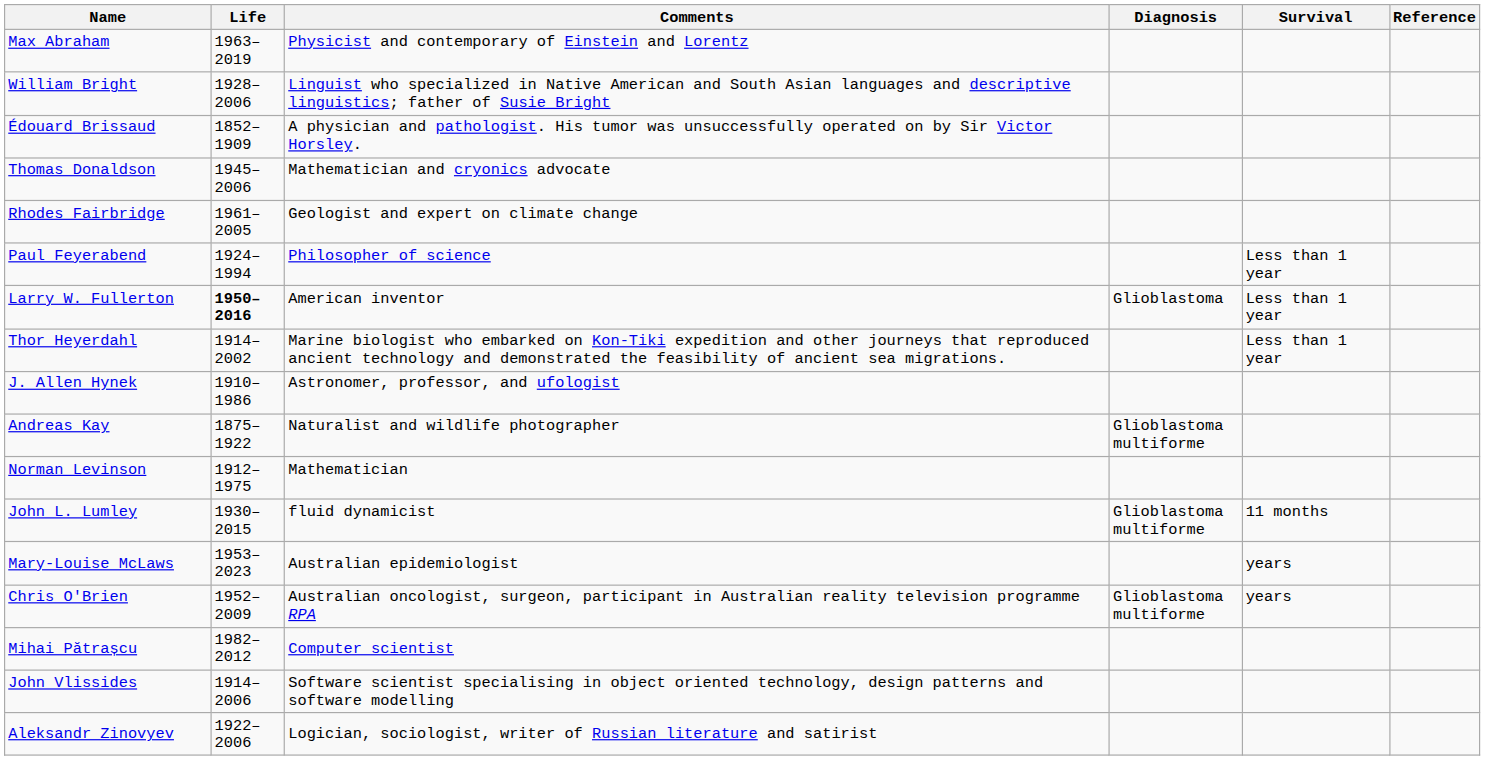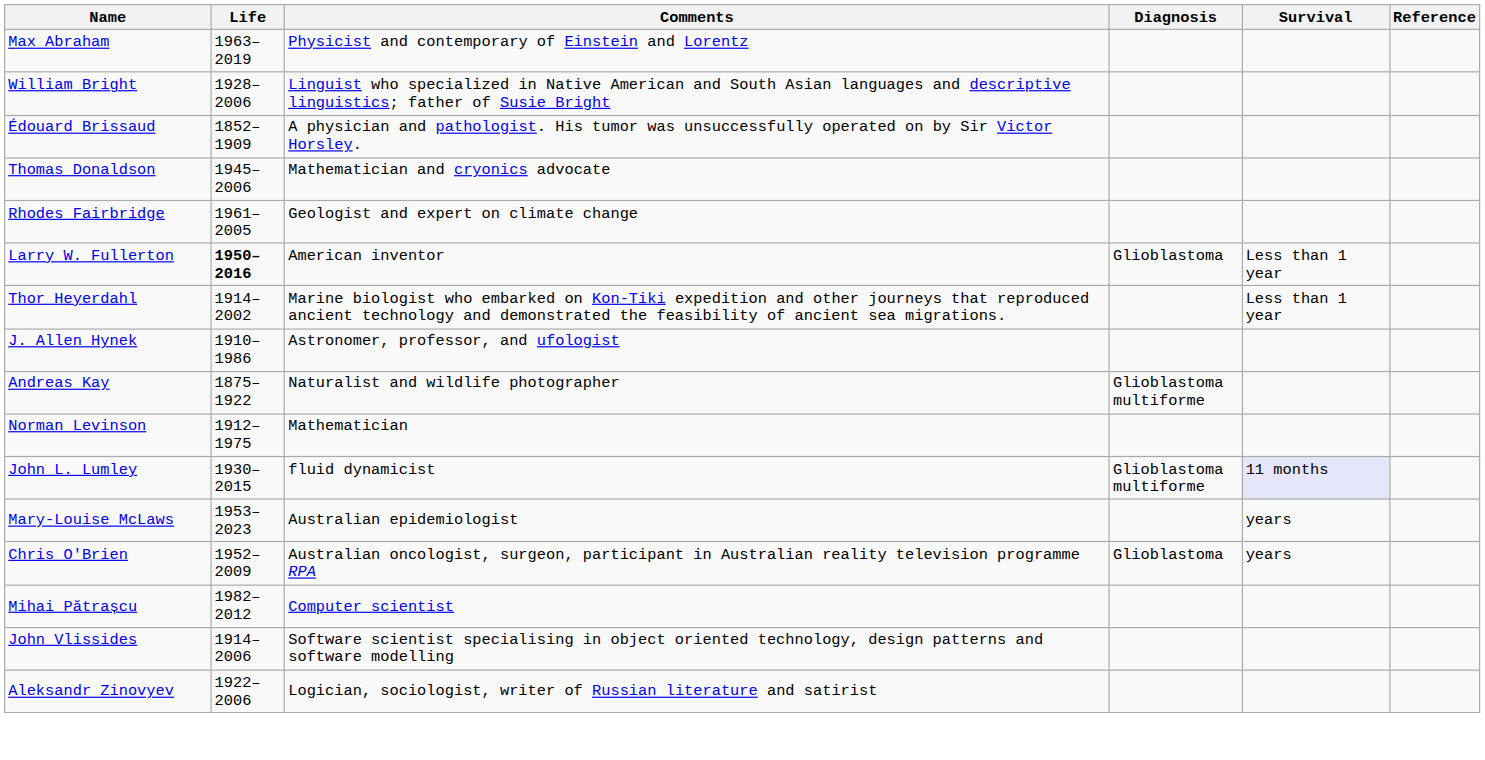- row: (77, 256)
(1287, 512) no background -> (1287, 469) lavender background
(1168, 606) Glioblastoma multiforme -> (1168, 555) Glioblastoma
